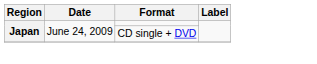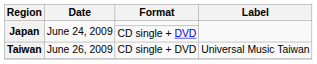+ row: (24, 50)
